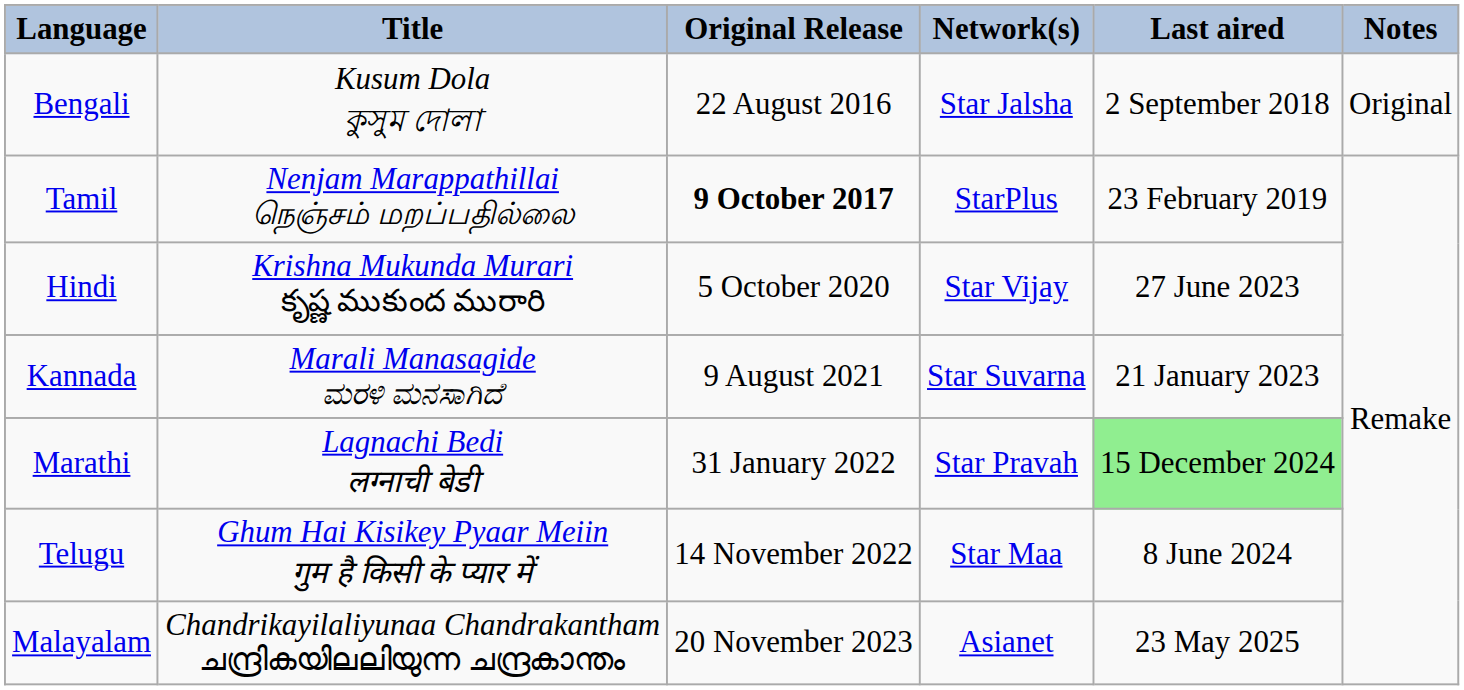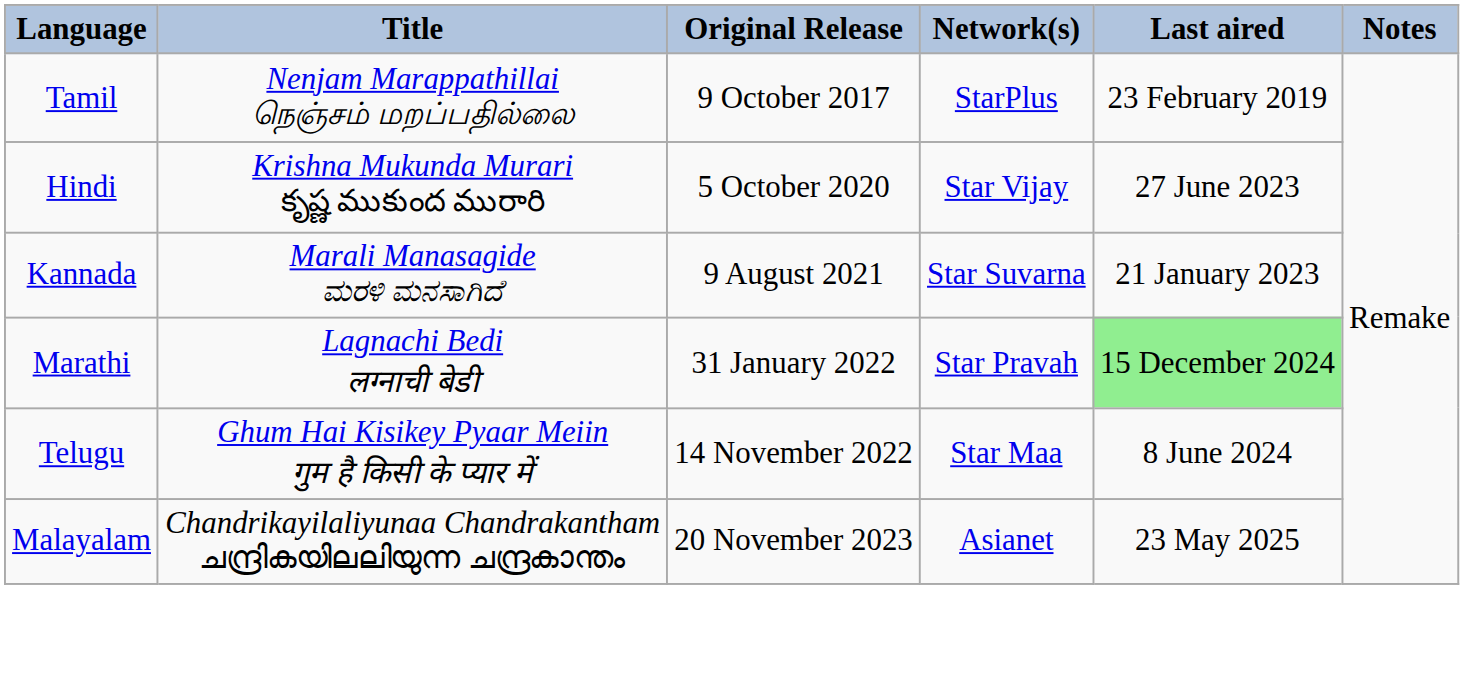- row: (82, 104)
(794, 198) bold -> (794, 97) normal
